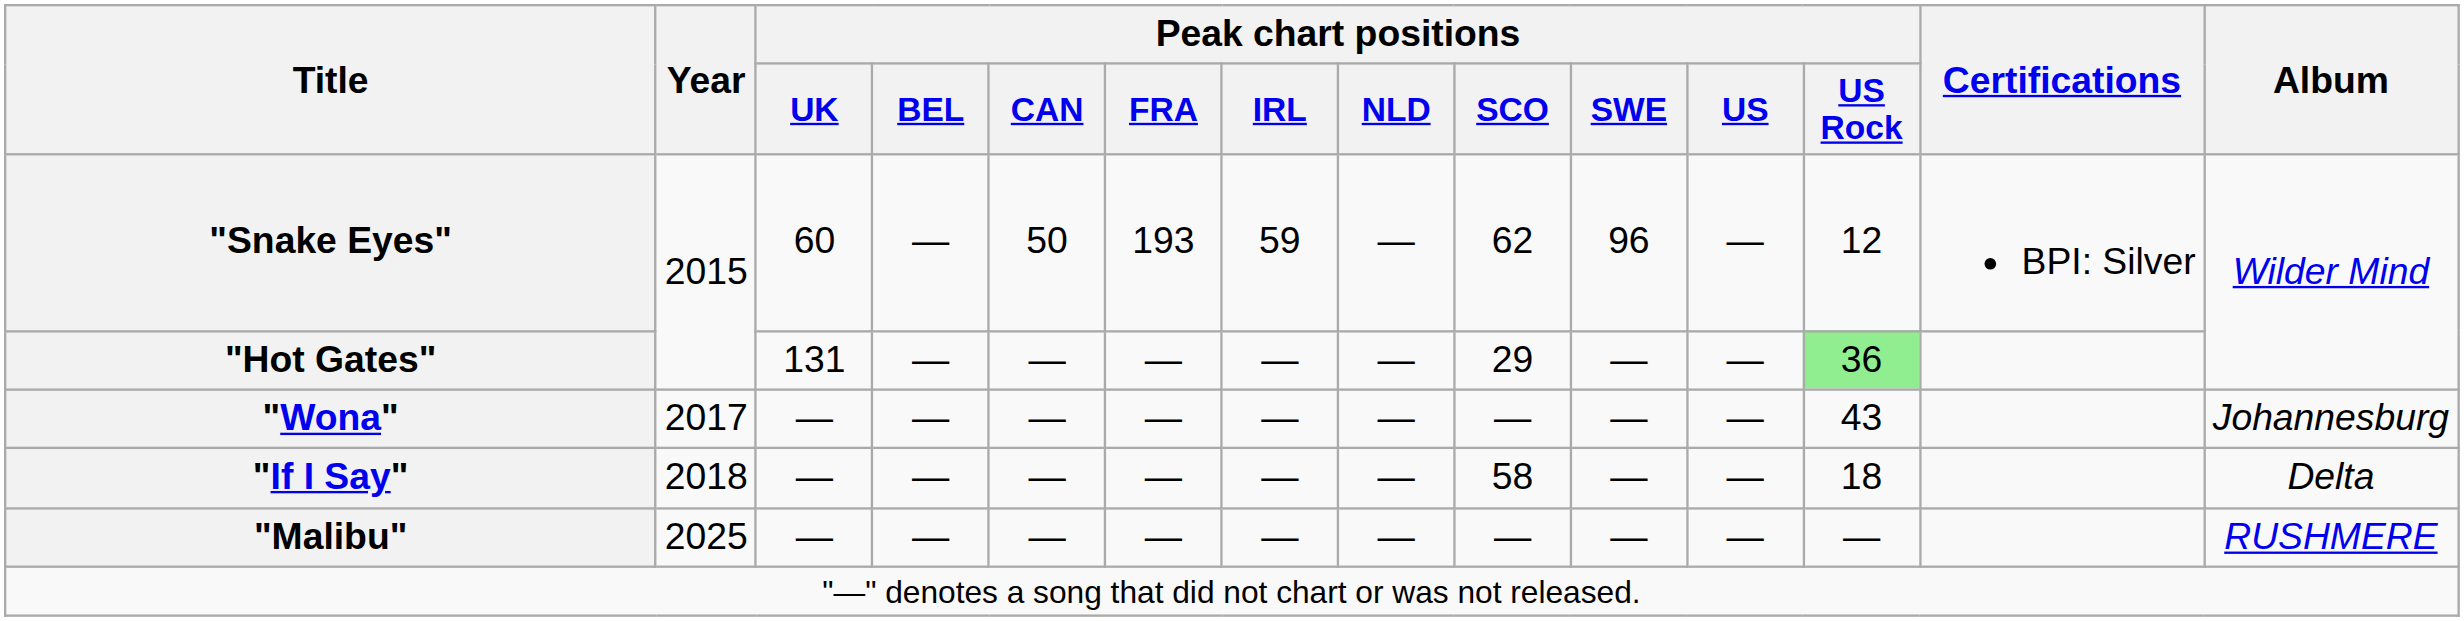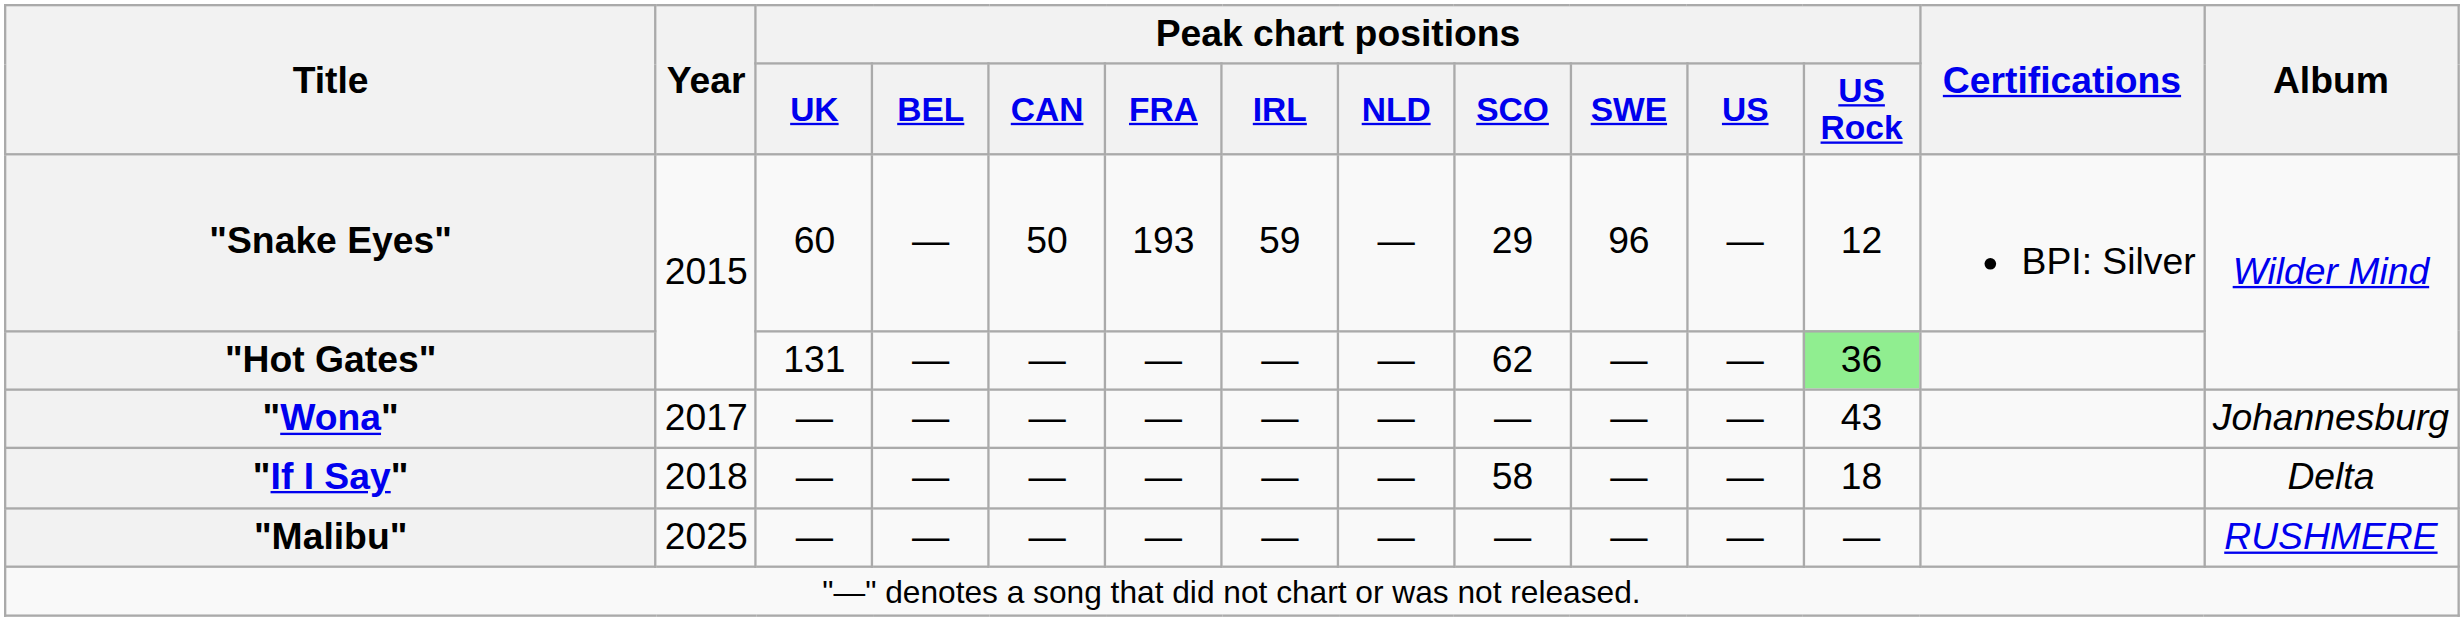(1513, 241) 62 -> (1513, 241) 29
(1513, 359) 29 -> (1513, 359) 62
